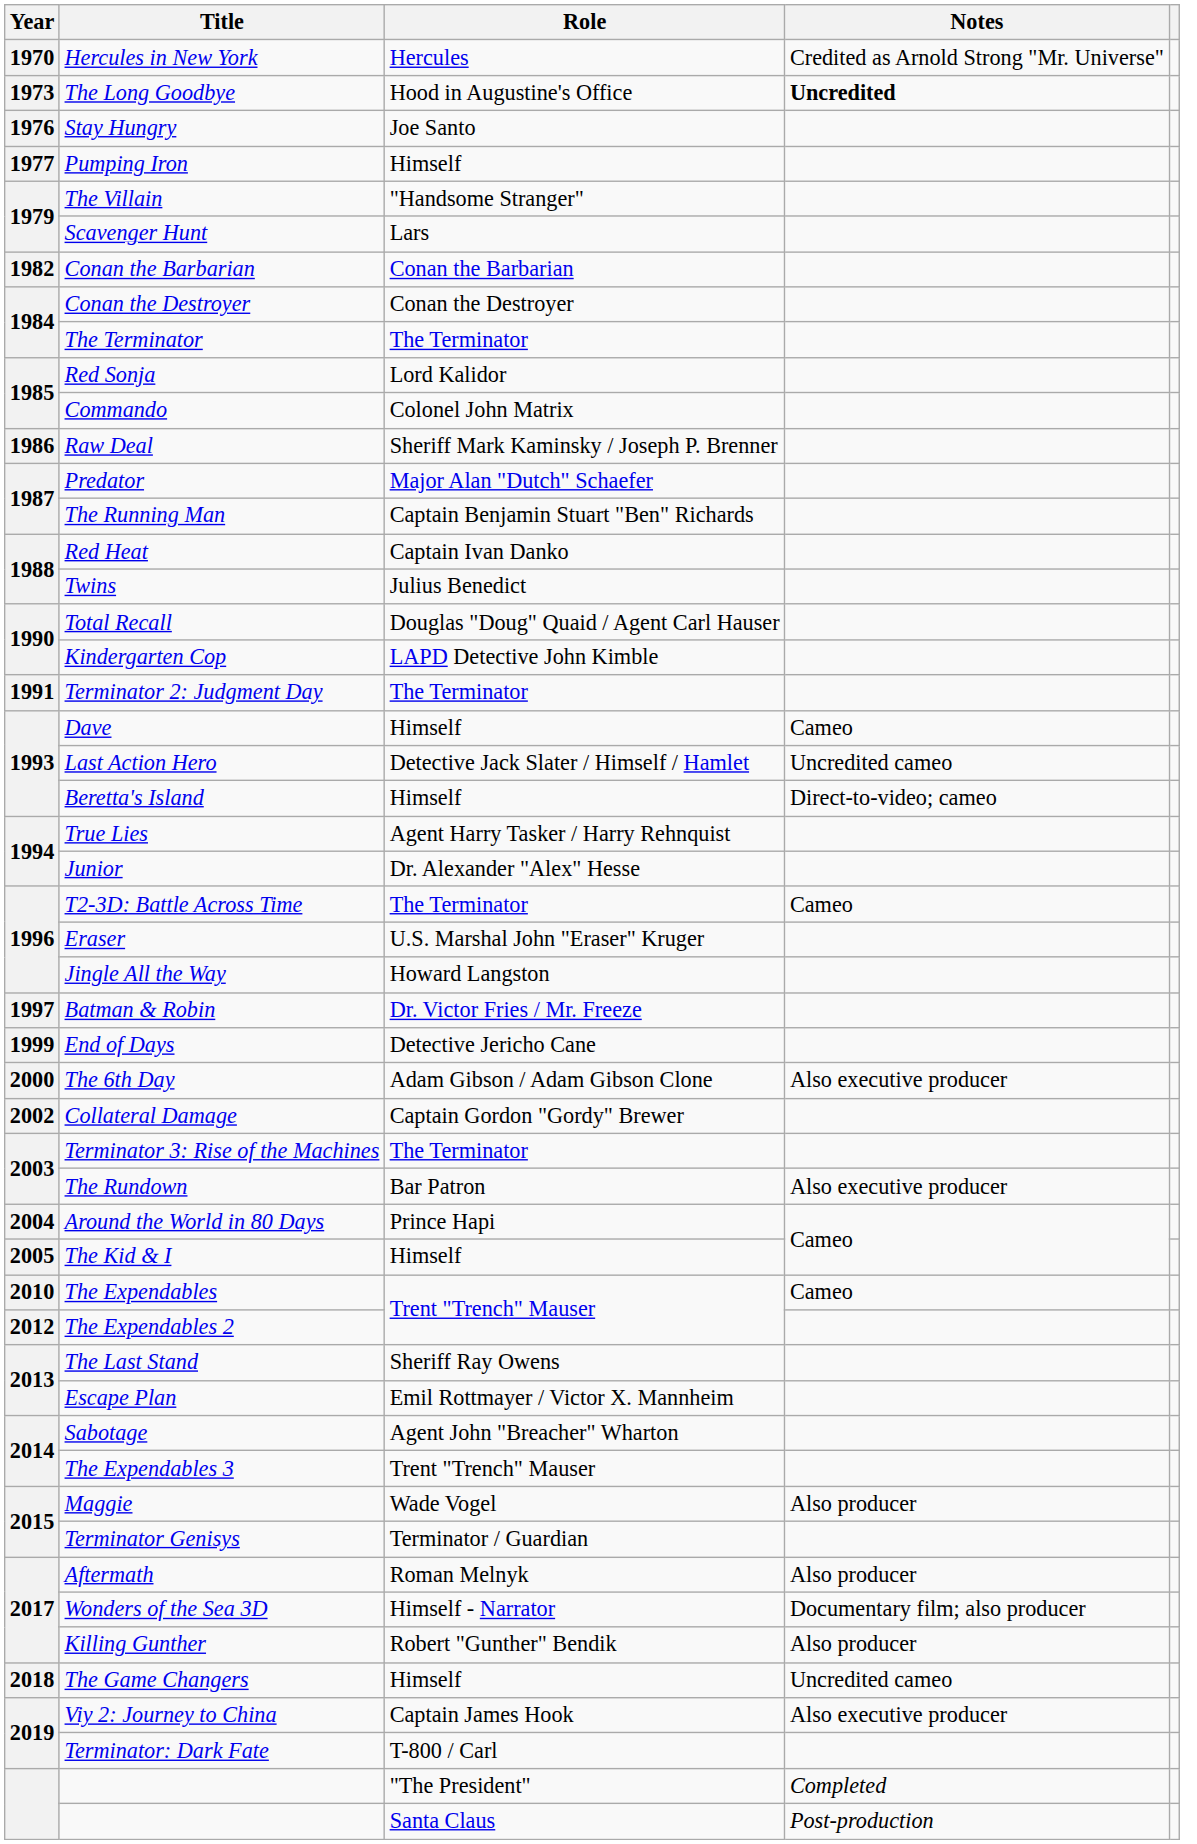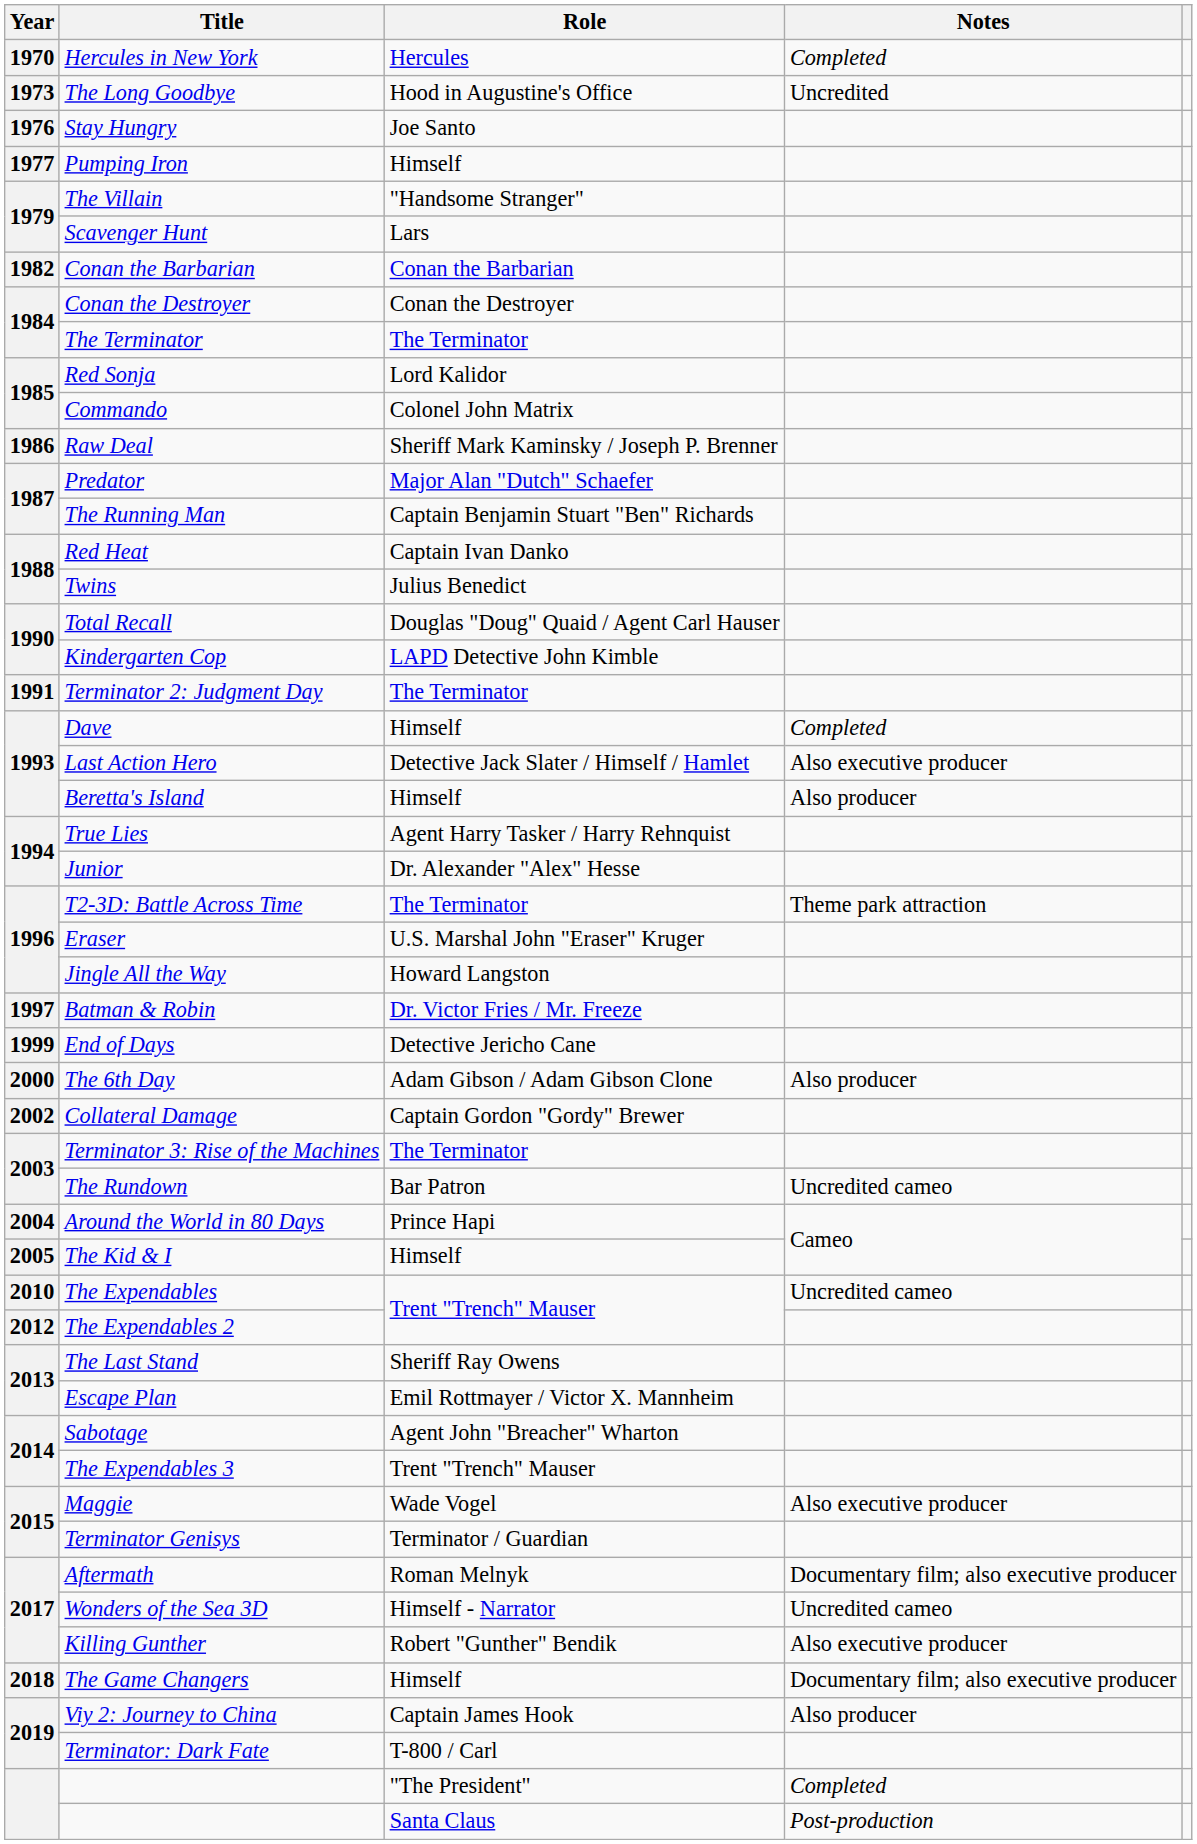(977, 57) Credited as Arnold Strong "Mr. Universe" -> (838, 57) Completed
(843, 92) bold -> (839, 92) normal
(821, 727) Cameo -> (838, 727) Completed
(871, 762) Uncredited cameo -> (899, 762) Also executive producer
(893, 798) Direct-to-video; cameo -> (853, 798) Also producer
(821, 903) Cameo -> (888, 903) Theme park attraction
(899, 1080) Also executive producer -> (853, 1080) Also producer
(899, 1186) Also executive producer -> (871, 1186) Uncredited cameo
(821, 1291) Cameo -> (871, 1291) Uncredited cameo
(853, 1503) Also producer -> (899, 1503) Also executive producer
(853, 1574) Also producer -> (983, 1574) Documentary film; also executive producer
(938, 1609) Documentary film; also producer -> (871, 1609) Uncredited cameo
(853, 1644) Also producer -> (899, 1644) Also executive producer
(871, 1679) Uncredited cameo -> (983, 1679) Documentary film; also executive producer
(899, 1715) Also executive producer -> (853, 1715) Also producer
